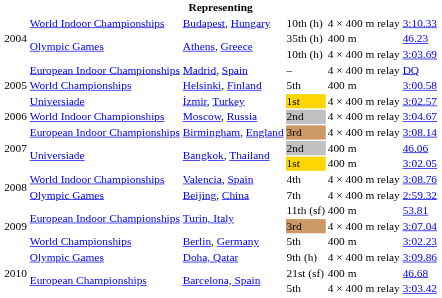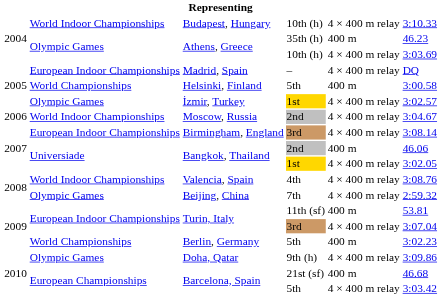(57, 101) Universiade -> (67, 101) Olympic Games
(342, 163) 400 m -> (364, 163) 4 × 400 m relay
